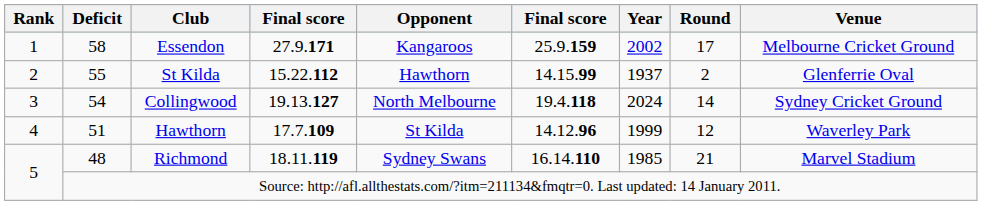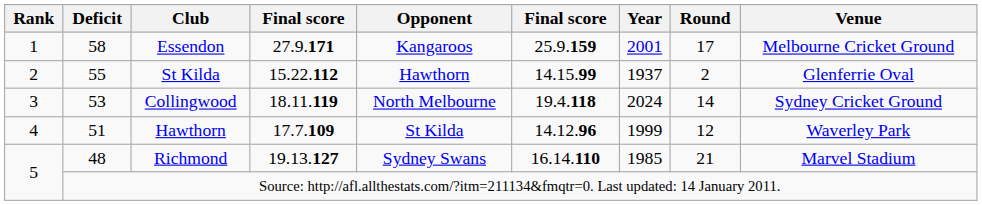(645, 46) 2002 -> (645, 46) 2001
(97, 102) 54 -> (97, 102) 53
(303, 102) 19.13.127 -> (303, 102) 18.11.119
(303, 158) 18.11.119 -> (303, 158) 19.13.127
